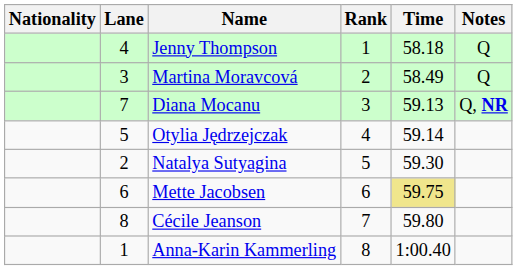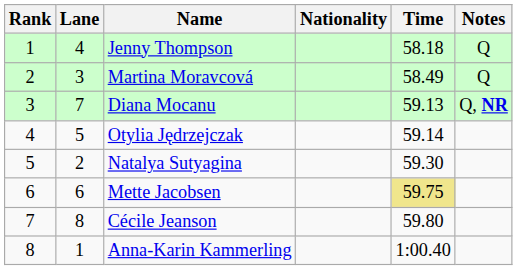columns swapped: (366, 18) <-> (52, 18)
